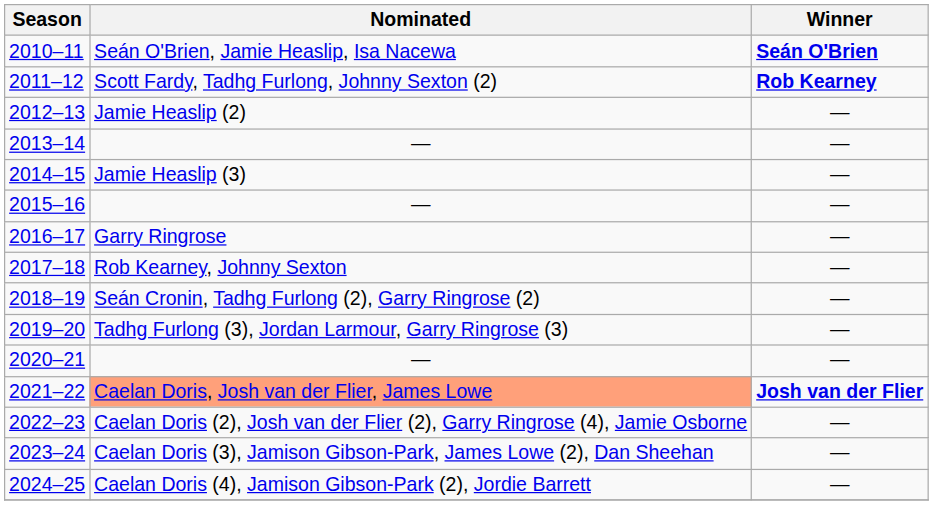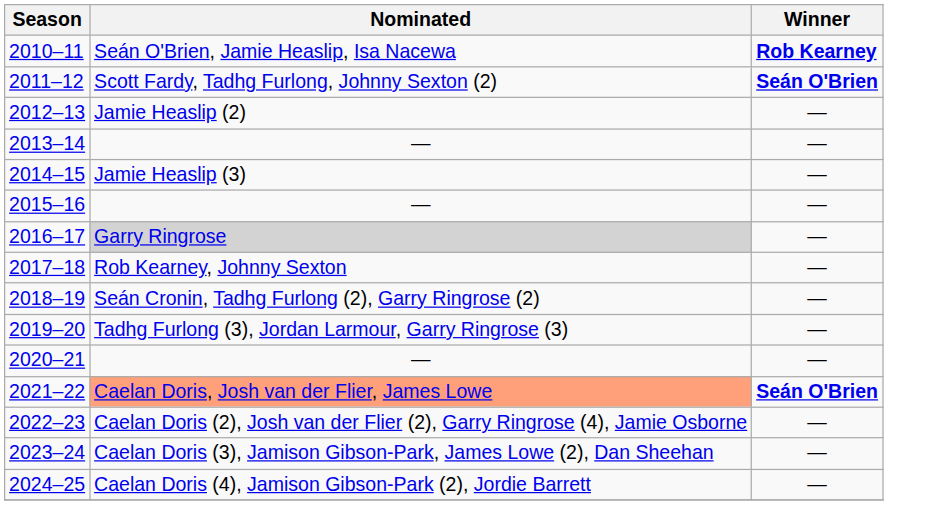(817, 50) Seán O'Brien -> (816, 50) Rob Kearney
(816, 81) Rob Kearney -> (817, 81) Seán O'Brien
(160, 236) no background -> (160, 236) lightgrey background
(840, 391) Josh van der Flier -> (817, 391) Seán O'Brien
